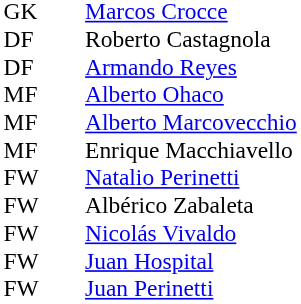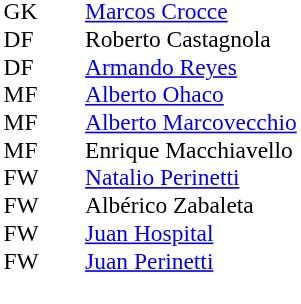- row: (161, 233)
